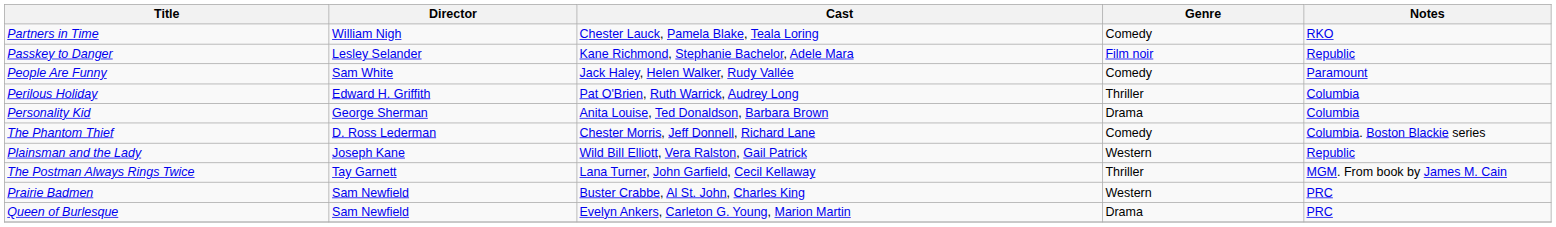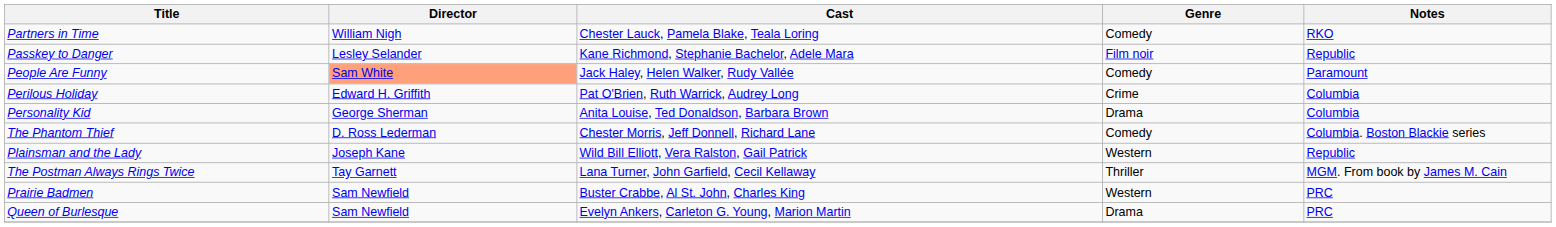(363, 73) no background -> (363, 73) lightsalmon background
(1125, 93) Thriller -> (1122, 93) Crime
